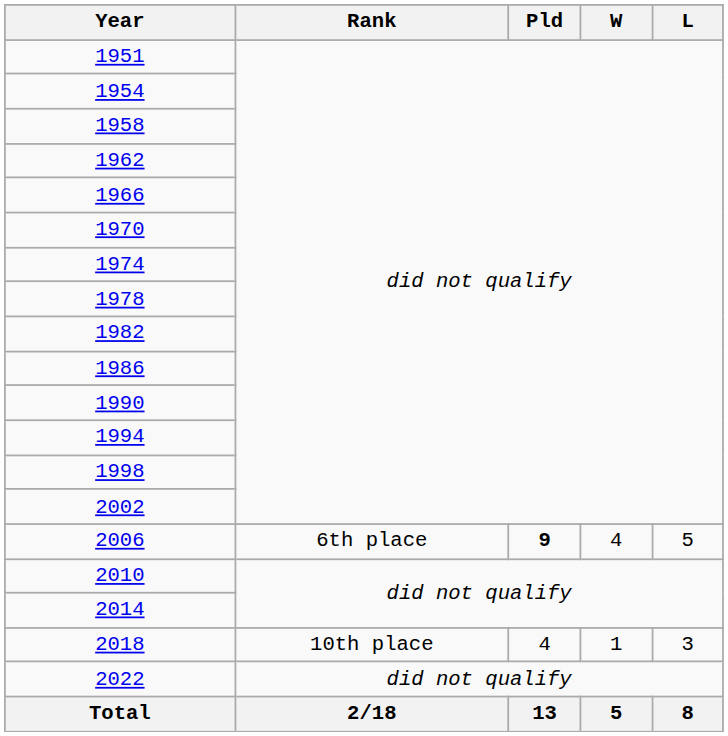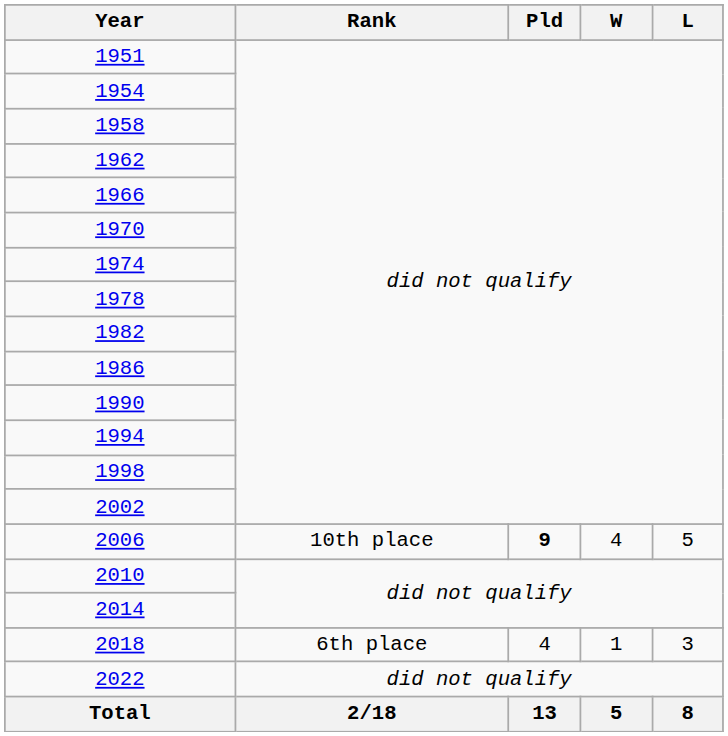(372, 541) 6th place -> (372, 541) 10th place
(372, 645) 10th place -> (372, 645) 6th place
